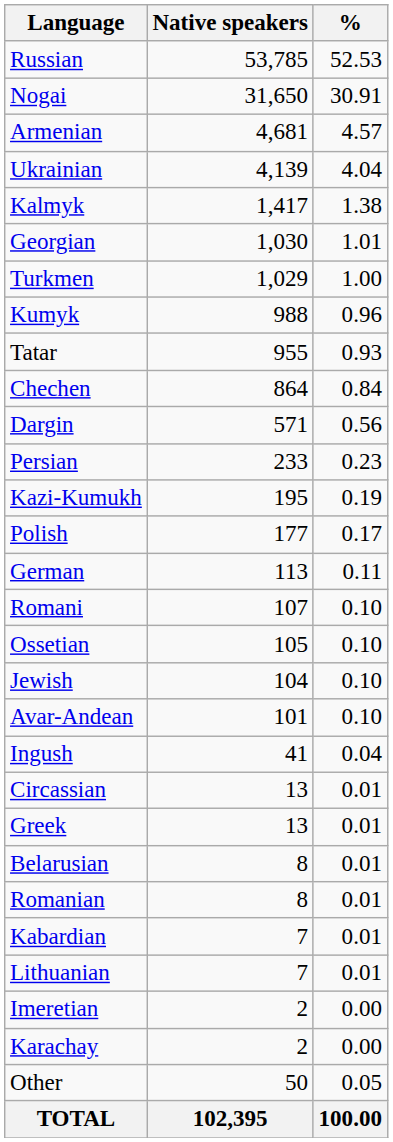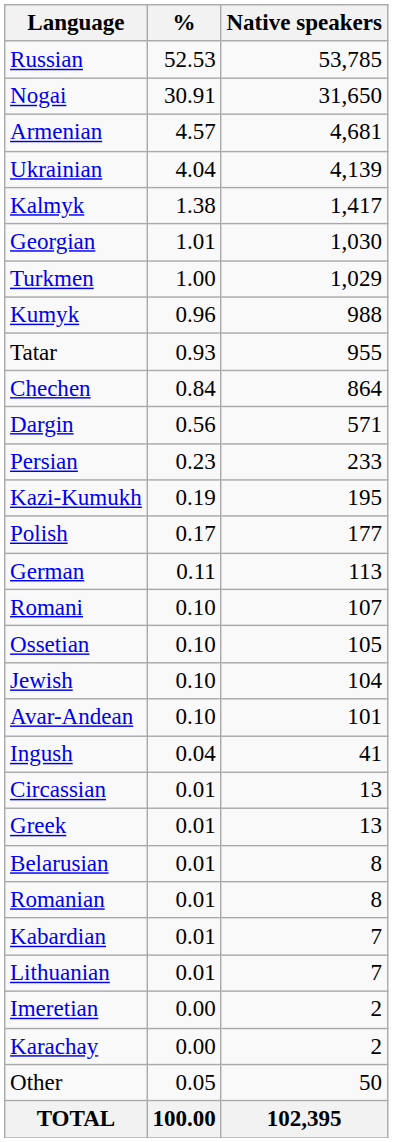columns swapped: (230, 22) <-> (350, 22)
